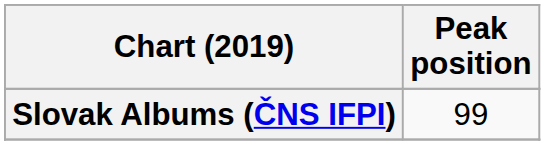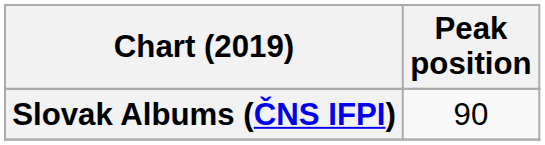(471, 113) 99 -> (471, 113) 90
